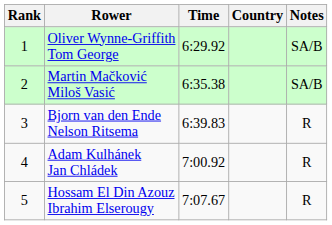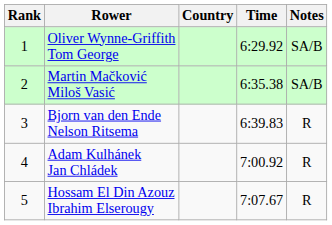columns swapped: (257, 15) <-> (204, 15)
